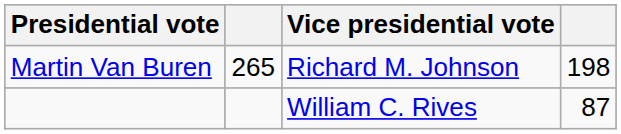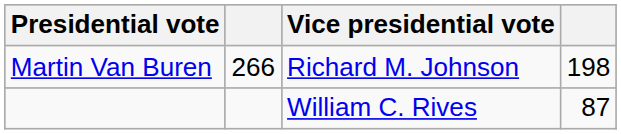(253, 66) 265 -> (253, 66) 266
